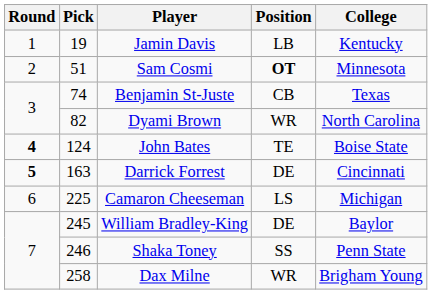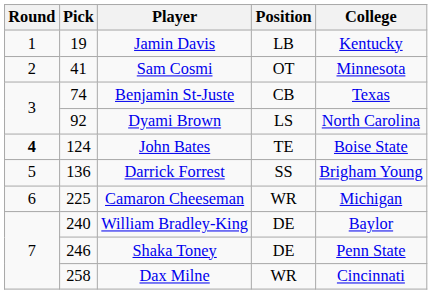(78, 69) 51 -> (78, 69) 41
(284, 69) bold -> (284, 69) normal
(78, 120) 82 -> (78, 120) 92
(284, 120) WR -> (284, 120) LS
(32, 172) bold -> (32, 172) normal
(78, 172) 163 -> (78, 172) 136
(284, 172) DE -> (284, 172) SS
(371, 172) Cincinnati -> (371, 172) Brigham Young
(284, 198) LS -> (284, 198) WR
(78, 224) 245 -> (78, 224) 240
(284, 250) SS -> (284, 250) DE
(371, 276) Brigham Young -> (371, 276) Cincinnati
